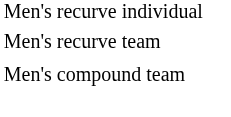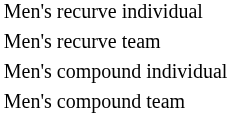+ row: (116, 71)
